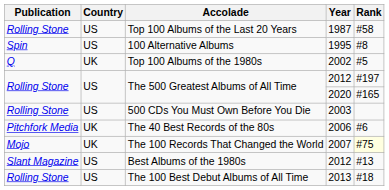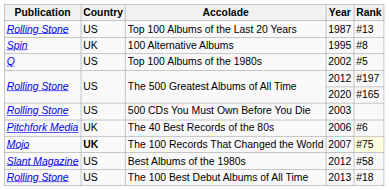(365, 29) #58 -> (365, 29) #13
(90, 45) US -> (90, 45) UK
(90, 62) UK -> (90, 62) US
(90, 144) normal -> (91, 144) bold
(365, 161) #13 -> (365, 161) #58
